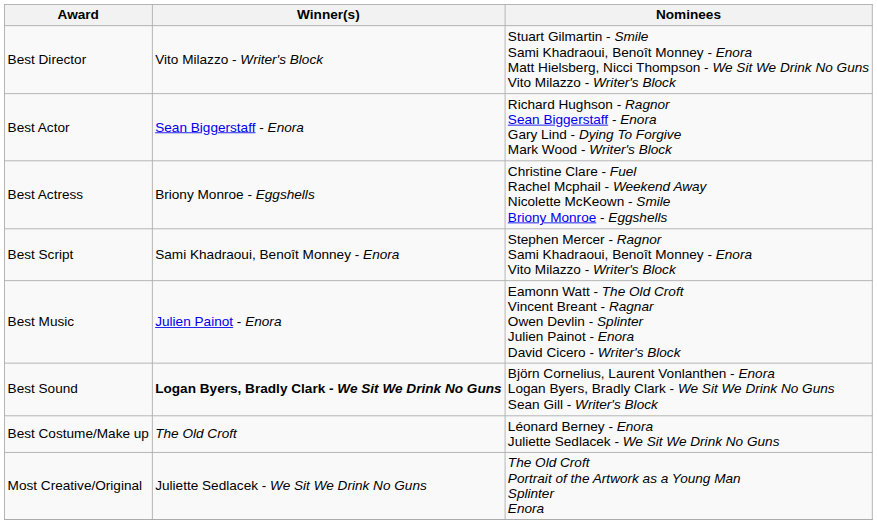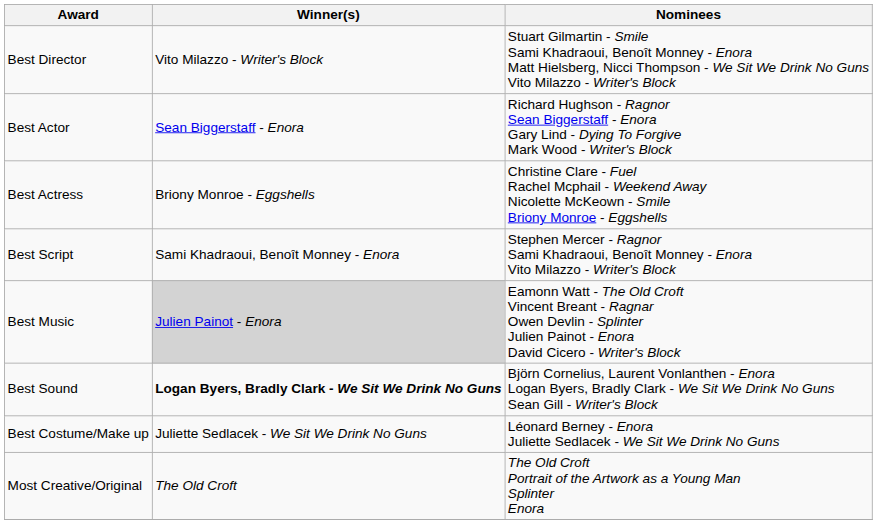(218, 322) no background -> (218, 322) lightgrey background
(196, 434) The Old Croft -> (291, 434) Juliette Sedlacek - We Sit We Drink No Guns
(291, 486) Juliette Sedlacek - We Sit We Drink No Guns -> (196, 486) The Old Croft
